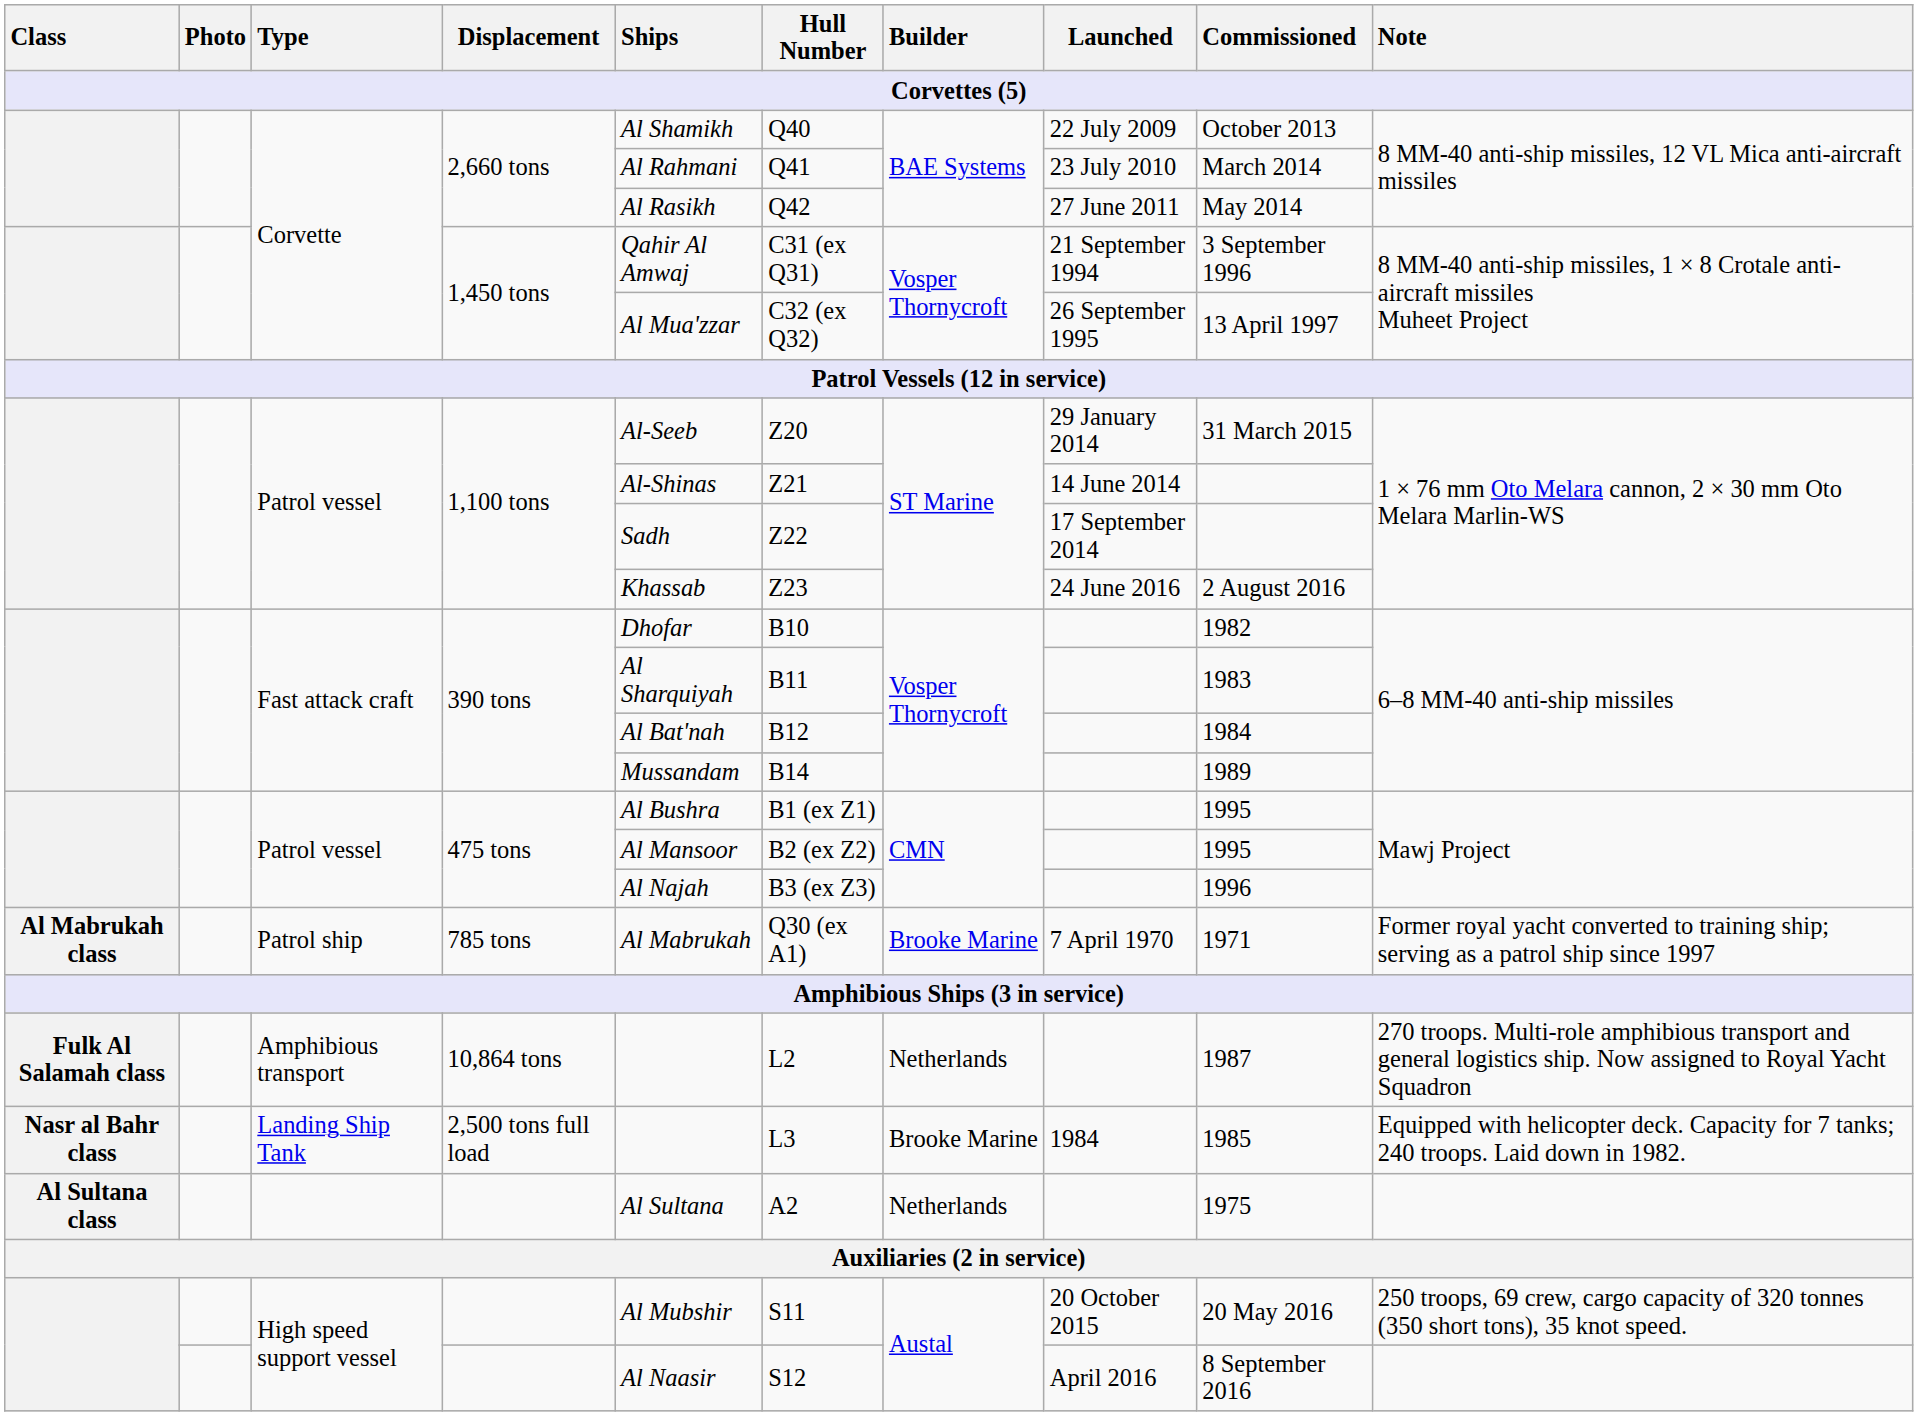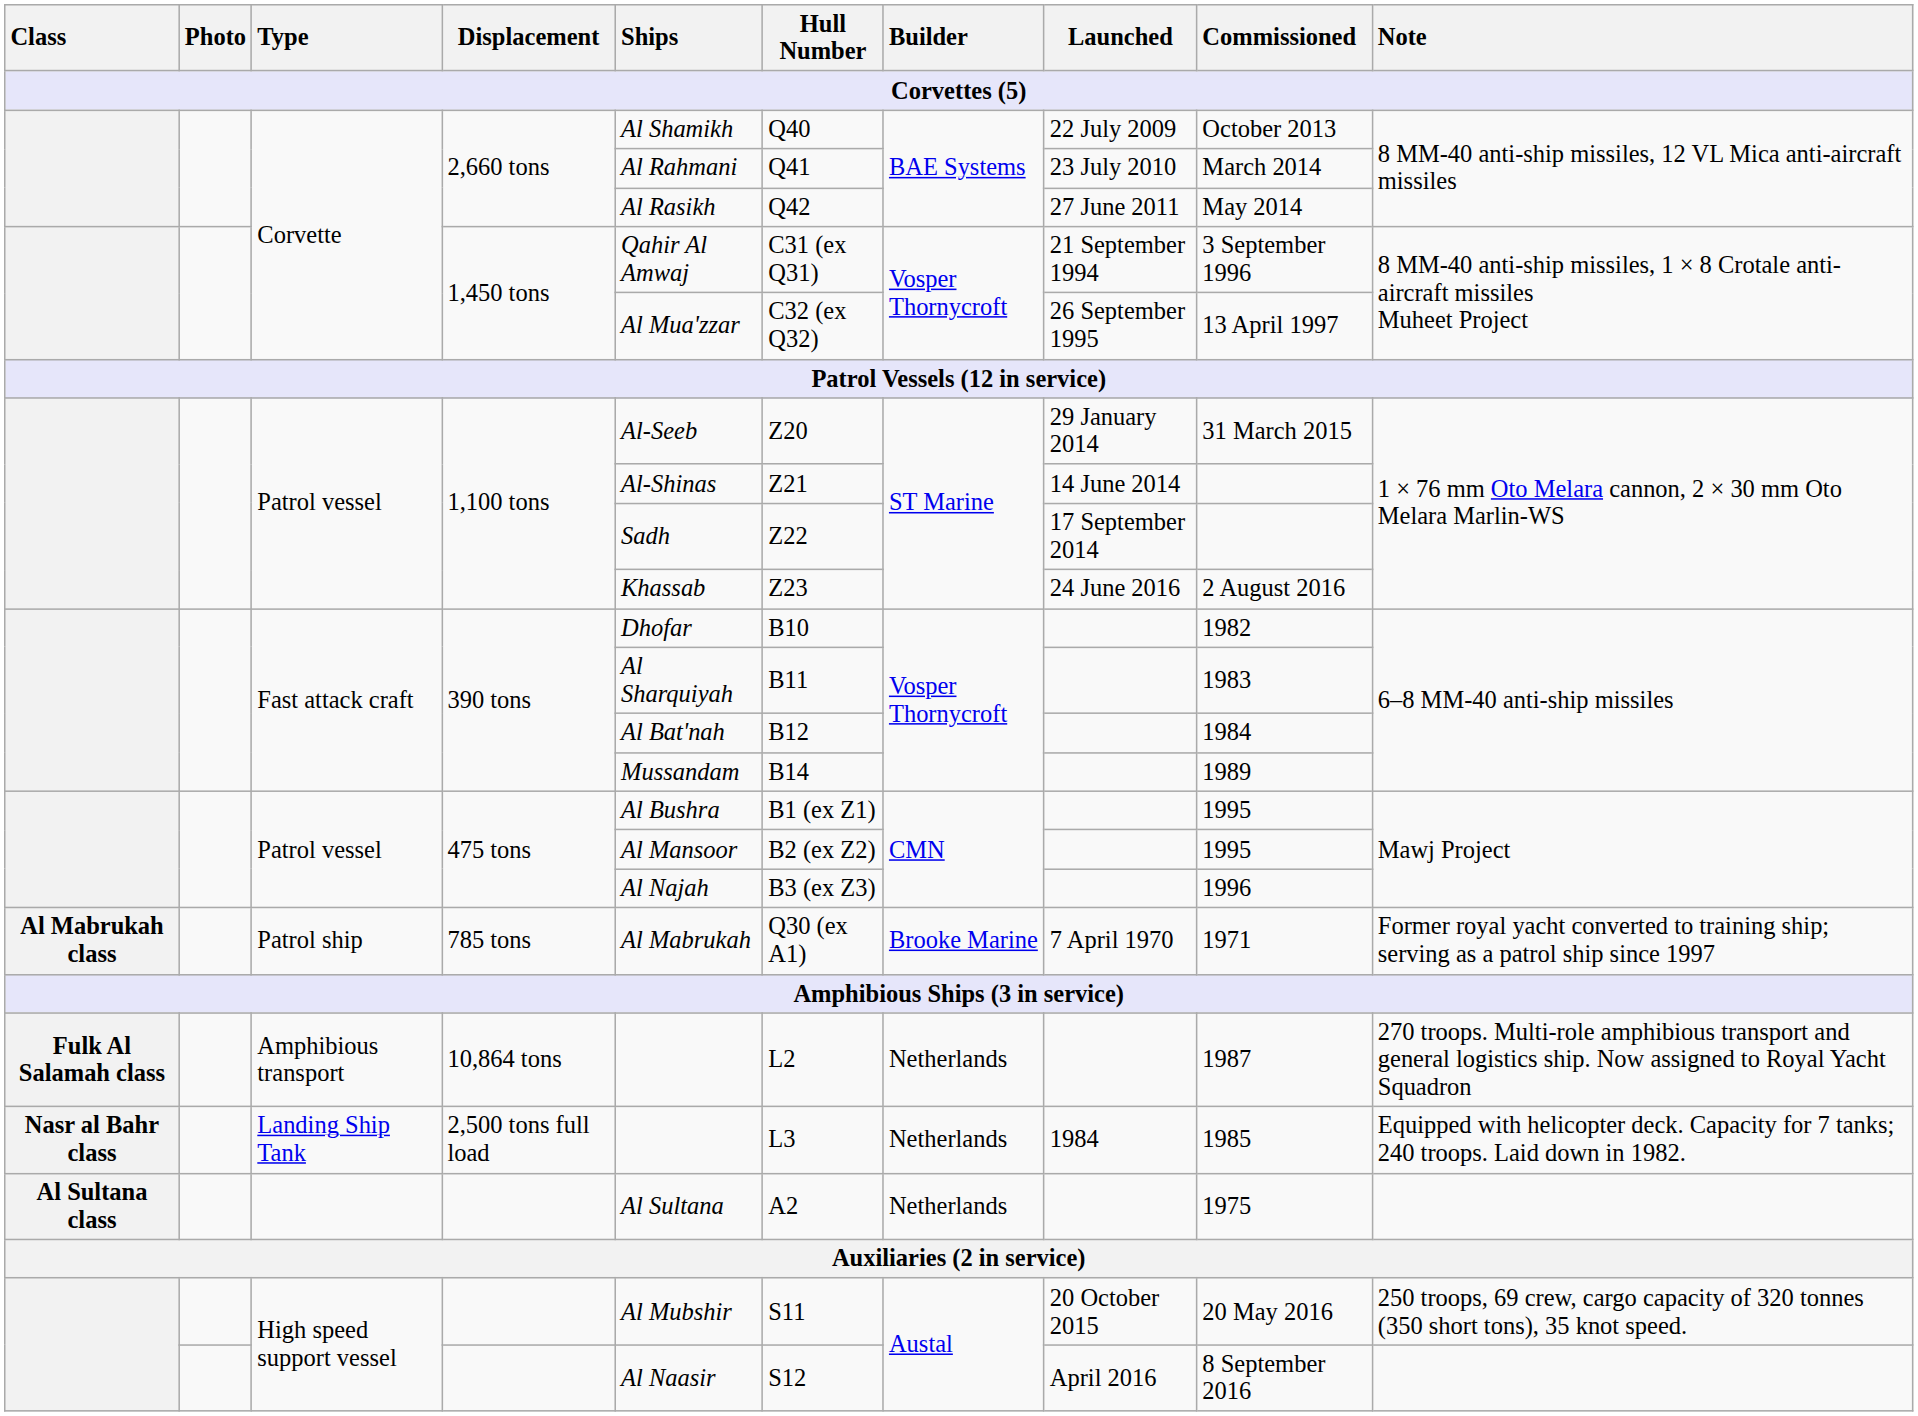(963, 1139) Brooke Marine -> (948, 1139) Netherlands
